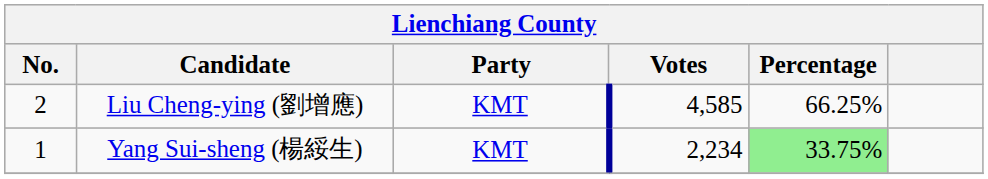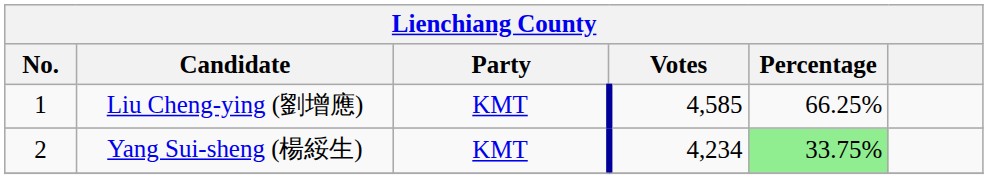(41, 105) 2 -> (41, 105) 1
(41, 150) 1 -> (41, 150) 2
(714, 150) 2,234 -> (714, 150) 4,234
